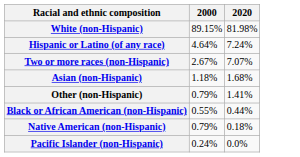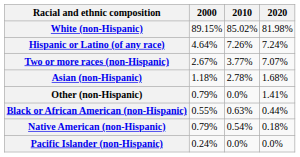+ column: (242, 13)
